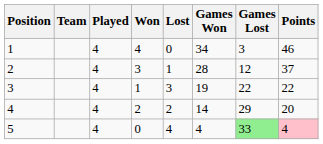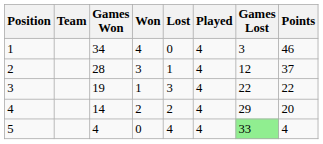columns swapped: (111, 21) <-> (214, 21)
(285, 128) pink background -> (285, 128) no background
